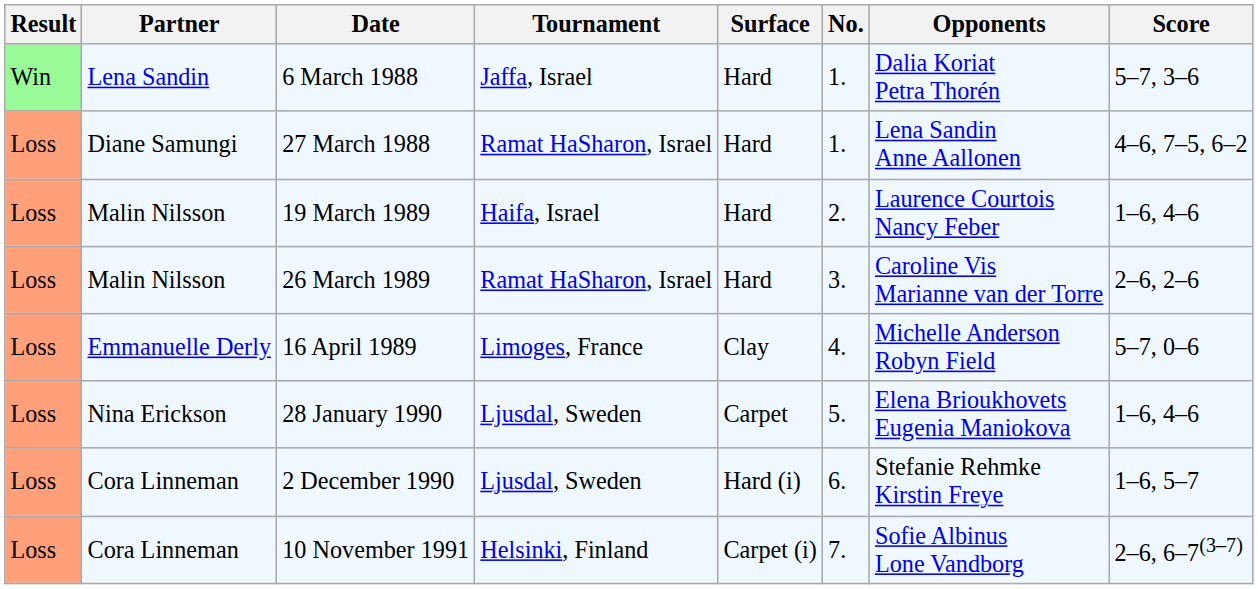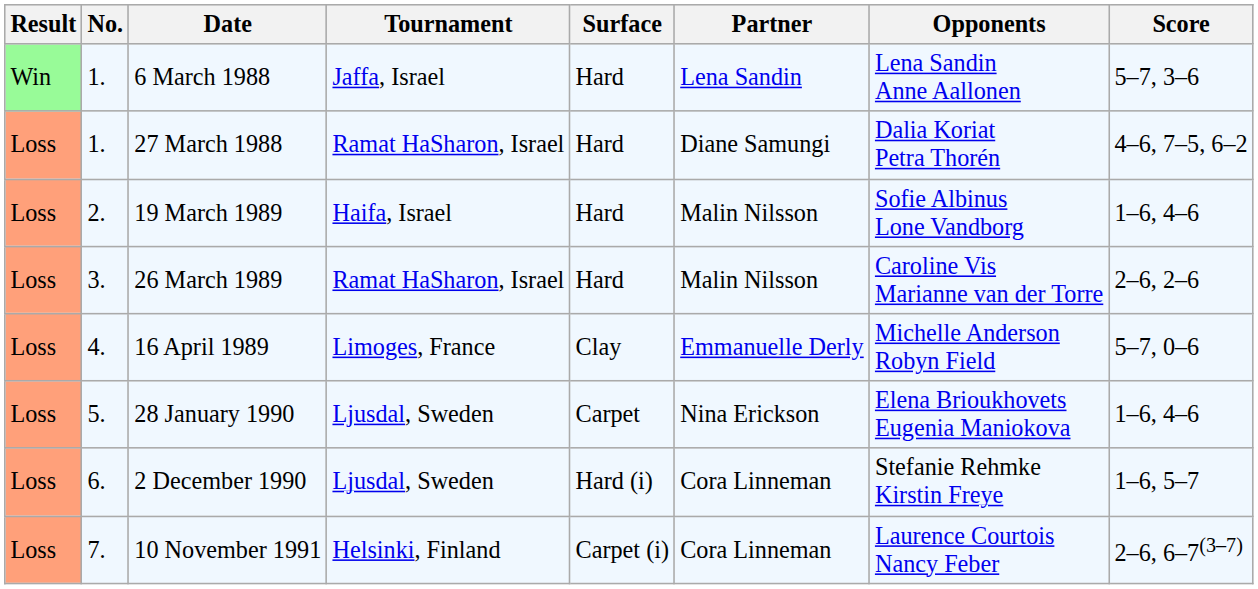columns swapped: (846, 23) <-> (179, 23)
(938, 76) Dalia Koriat Petra Thorén -> (948, 76) Lena Sandin Anne Aallonen
(948, 144) Lena Sandin Anne Aallonen -> (938, 144) Dalia Koriat Petra Thorén
(965, 211) Laurence Courtois Nancy Feber -> (949, 211) Sofie Albinus Lone Vandborg
(949, 548) Sofie Albinus Lone Vandborg -> (965, 548) Laurence Courtois Nancy Feber
